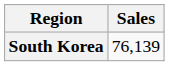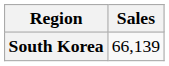(136, 46) 76,139 -> (136, 46) 66,139
